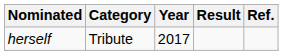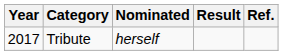columns swapped: (174, 15) <-> (45, 15)
